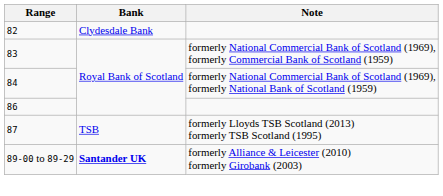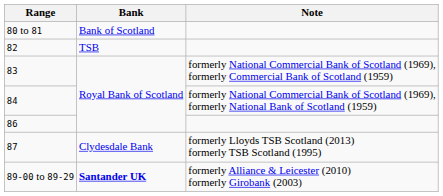+ row: (24, 30)
(116, 30) Clydesdale Bank -> (89, 47) TSB
(89, 130) TSB -> (116, 147) Clydesdale Bank
